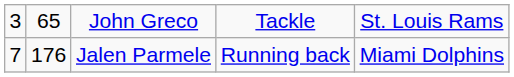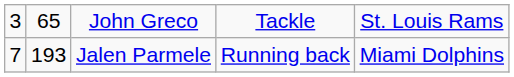(49, 54) 176 -> (49, 54) 193
